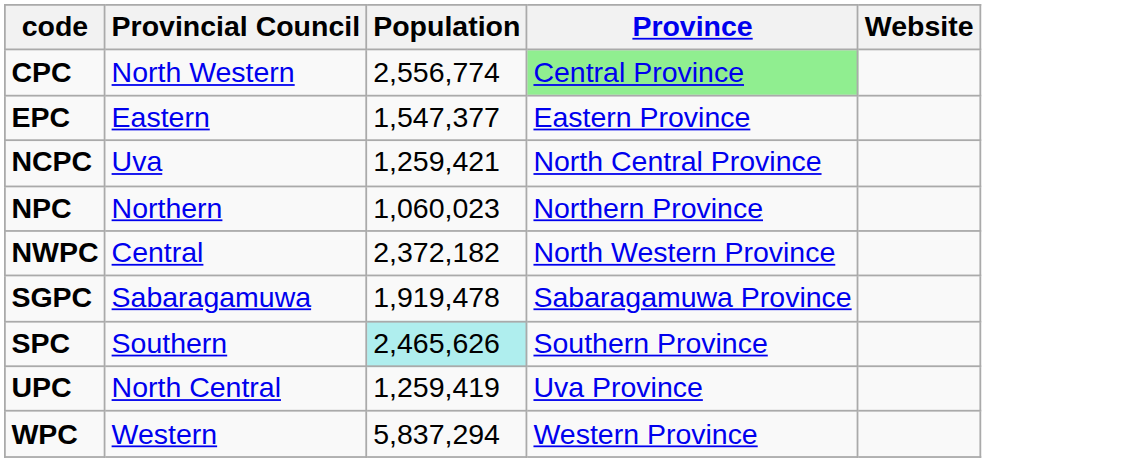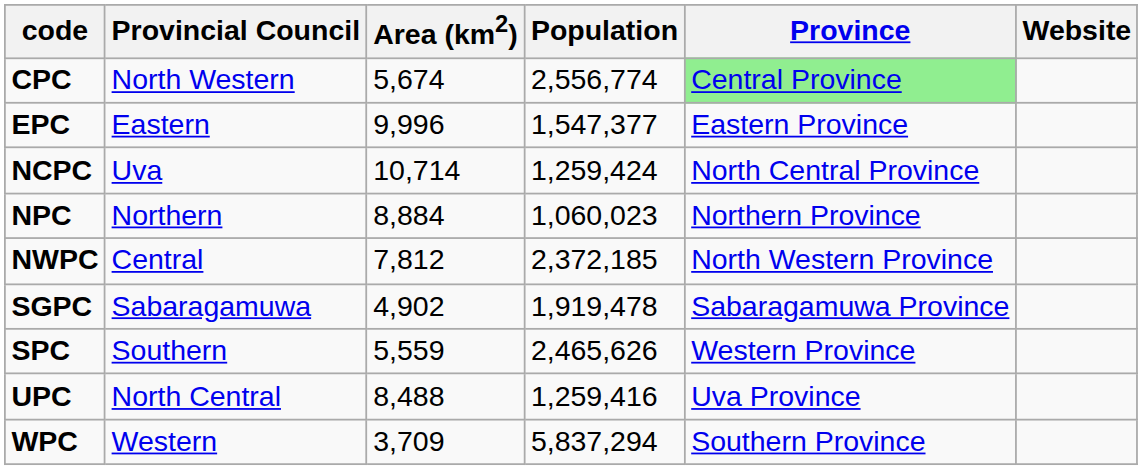+ column: (446, 30)
(437, 162) 1,259,421 -> (594, 170) 1,259,424
(437, 252) 2,372,182 -> (594, 260) 2,372,185
(437, 343) paleturquoise background -> (594, 350) no background
(651, 343) Southern Province -> (803, 350) Western Province
(437, 388) 1,259,419 -> (594, 396) 1,259,416
(646, 433) Western Province -> (808, 441) Southern Province
